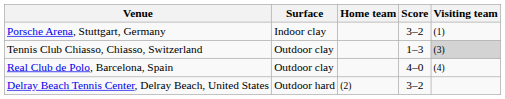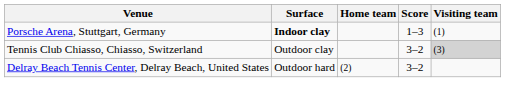(300, 31) normal -> (302, 31) bold
(415, 31) 3–2 -> (415, 31) 1–3
(415, 49) 1–3 -> (415, 49) 3–2
- row: (90, 67)
